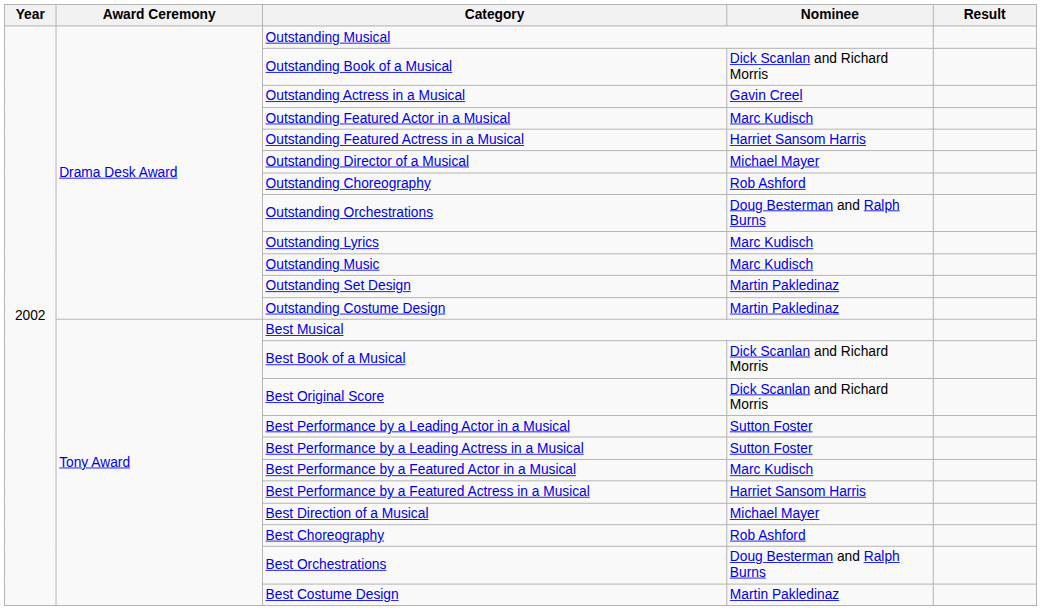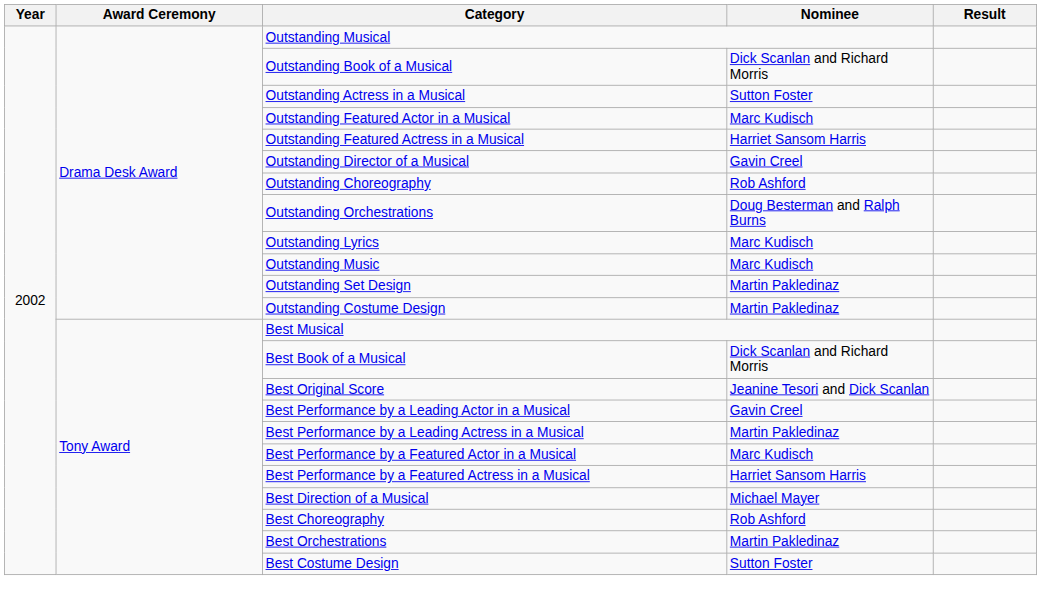(766, 96) Gavin Creel -> (771, 96) Sutton Foster
(775, 161) Michael Mayer -> (766, 161) Gavin Creel
(809, 396) Dick Scanlan and Richard Morris -> (830, 389) Jeanine Tesori and Dick Scanlan
(771, 426) Sutton Foster -> (766, 411) Gavin Creel
(771, 448) Sutton Foster -> (785, 432) Martin Pakledinaz
(815, 565) Doug Besterman and Ralph Burns -> (785, 541) Martin Pakledinaz
(785, 594) Martin Pakledinaz -> (771, 563) Sutton Foster
